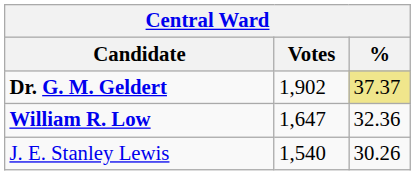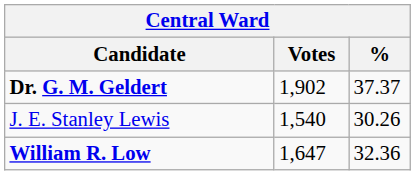(377, 86) khaki background -> (377, 86) no background
rows swapped: (80, 119) <-> (89, 152)
